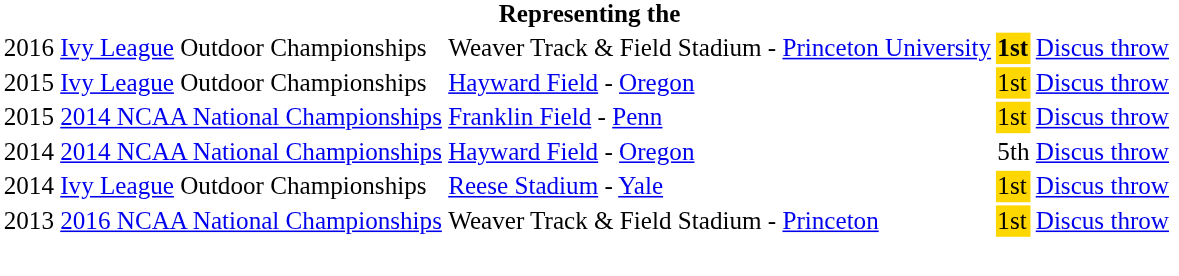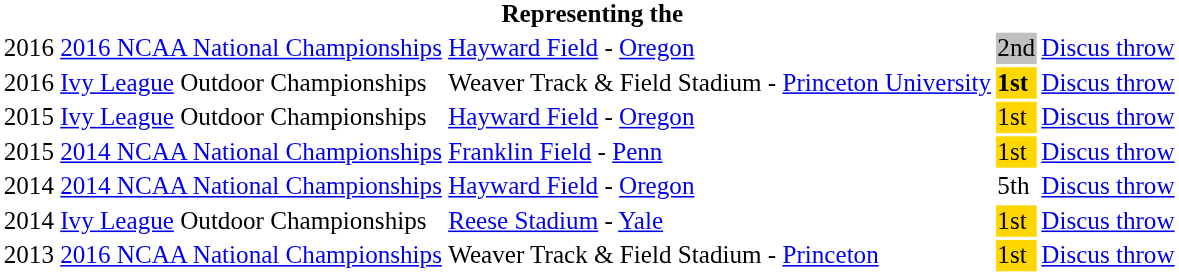+ row: (29, 48)
